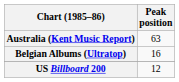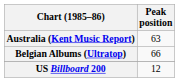(156, 54) 16 -> (156, 54) 66
